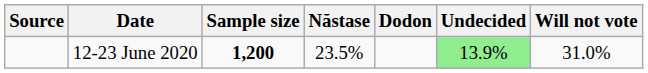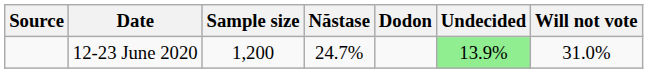(253, 52) bold -> (253, 52) normal
(339, 52) 23.5% -> (339, 52) 24.7%
